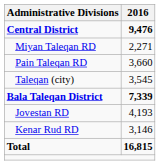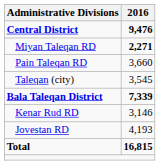(141, 46) normal -> (141, 46) bold
rows swapped: (42, 113) <-> (47, 130)
